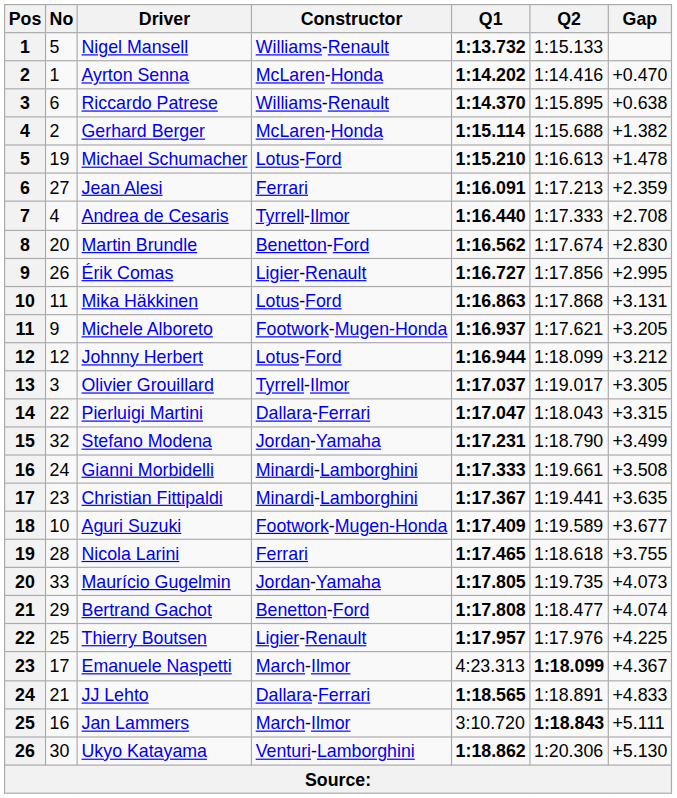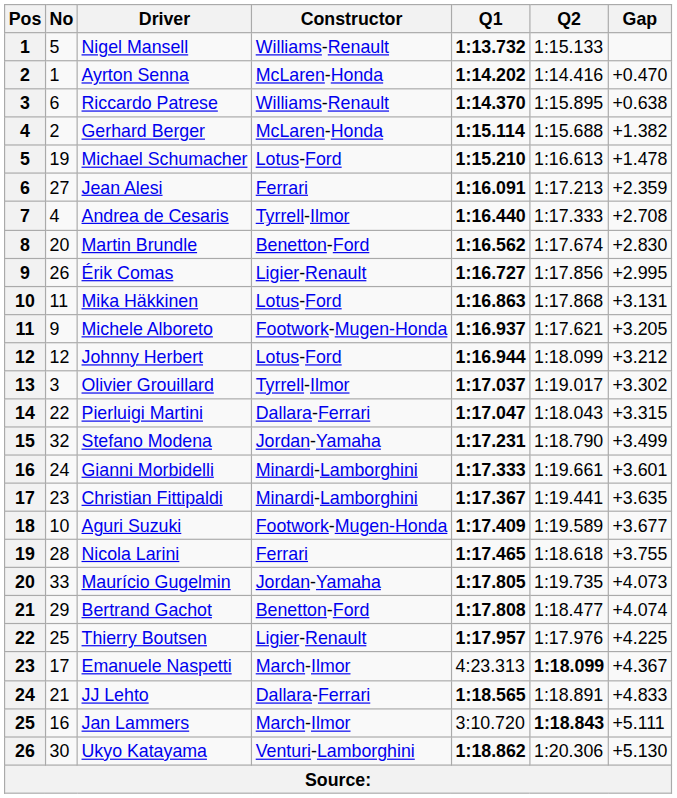(640, 385) +3.305 -> (640, 385) +3.302
(640, 469) +3.508 -> (640, 469) +3.601
